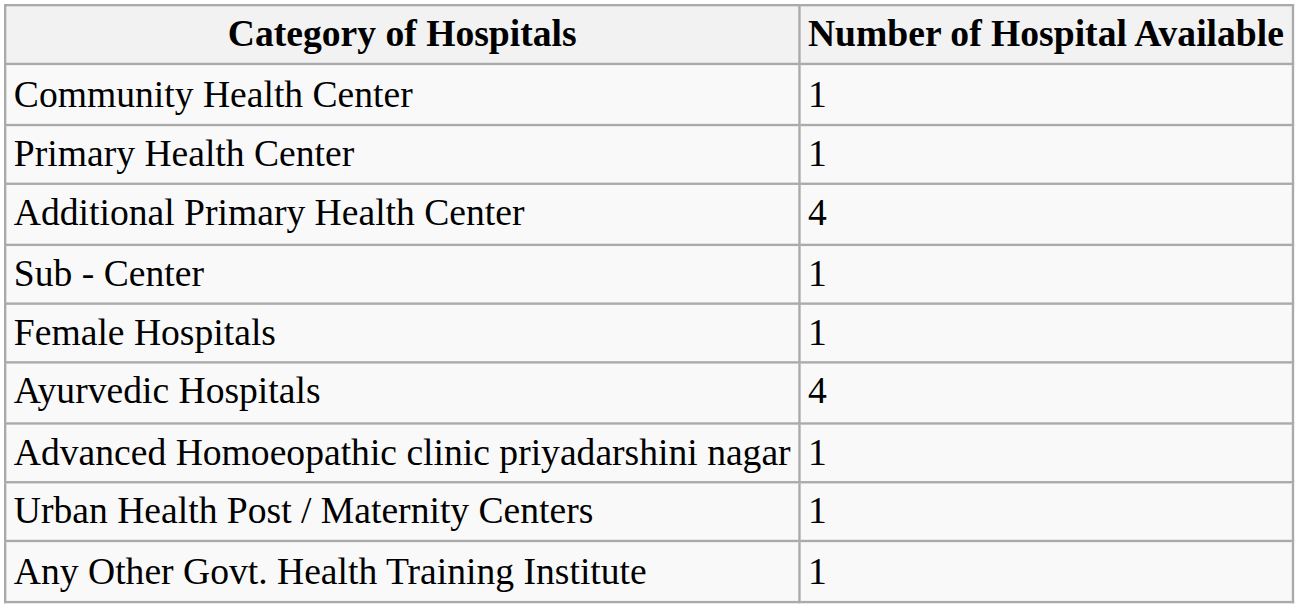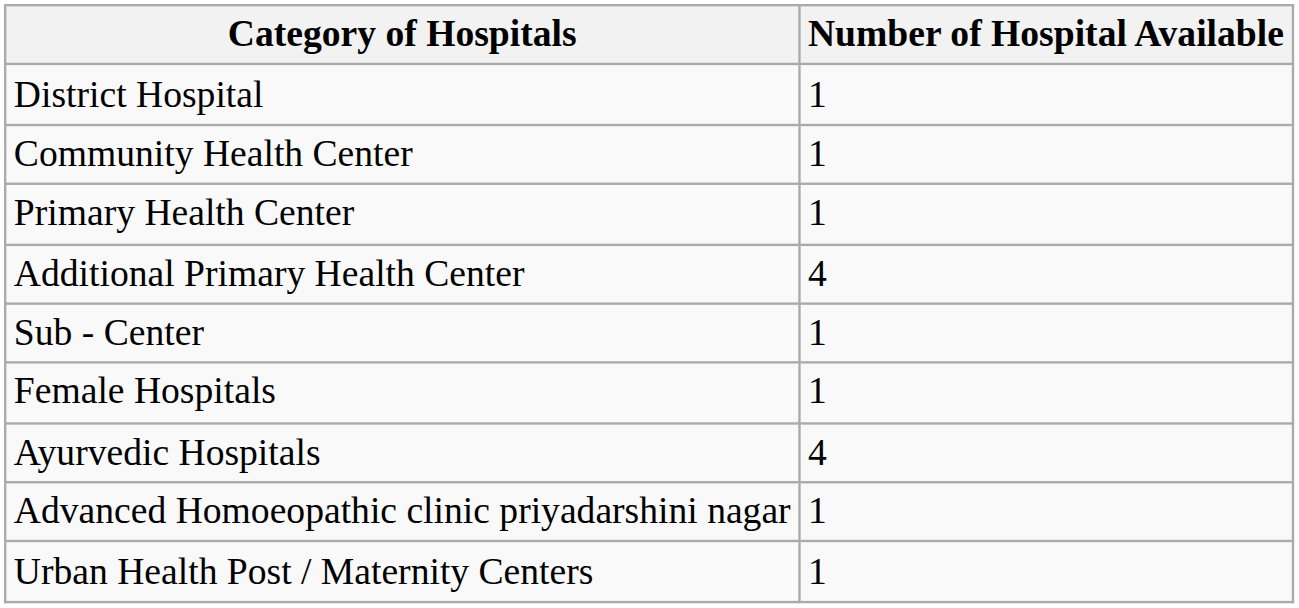+ row: (139, 93)
- row: (330, 570)
